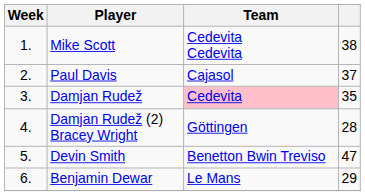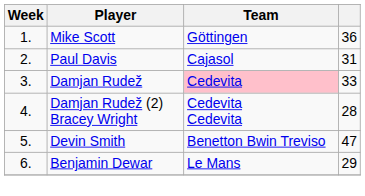(215, 45) Cedevita Cedevita -> (217, 37) Göttingen
(349, 45) 38 -> (349, 37) 36
(349, 75) 37 -> (349, 59) 31
(349, 97) 35 -> (349, 81) 33
(217, 127) Göttingen -> (215, 111) Cedevita Cedevita
